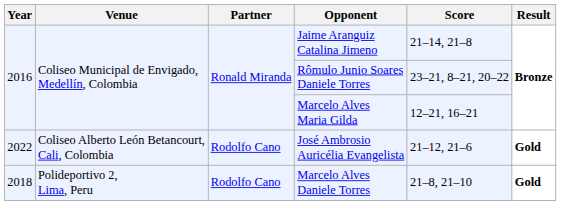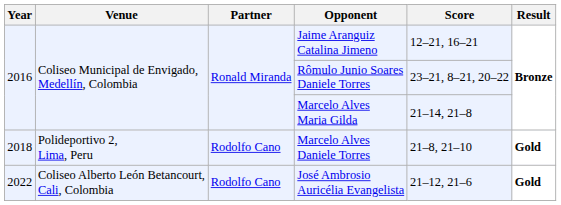(441, 42) 21–14, 21–8 -> (444, 42) 12–21, 16–21
(444, 112) 12–21, 16–21 -> (441, 112) 21–14, 21–8
rows swapped: (334, 183) <-> (351, 147)
